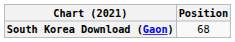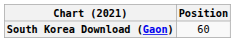(203, 30) 68 -> (203, 30) 60
